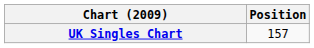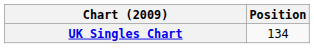(278, 33) 157 -> (278, 33) 134
